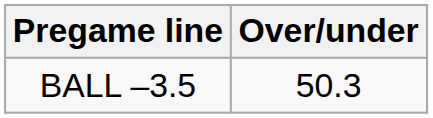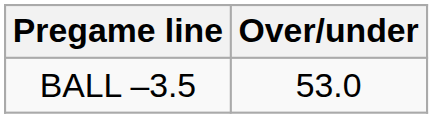(329, 84) 50.3 -> (329, 84) 53.0
